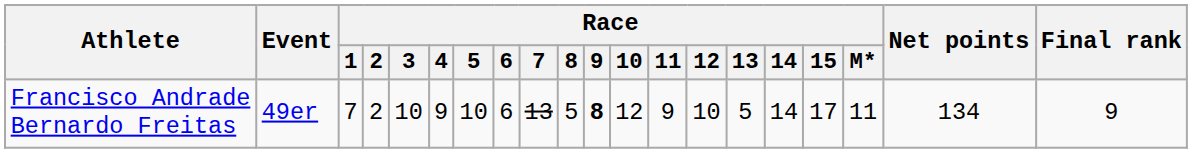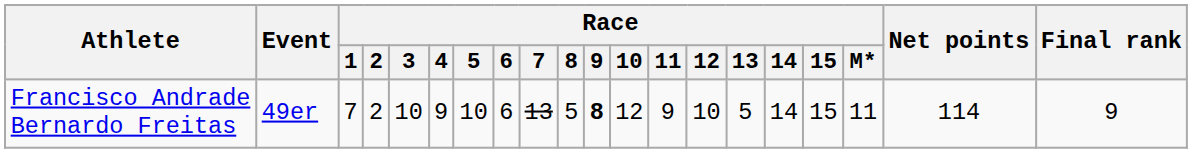(823, 113) 17 -> (823, 113) 15
(959, 113) 134 -> (959, 113) 114
